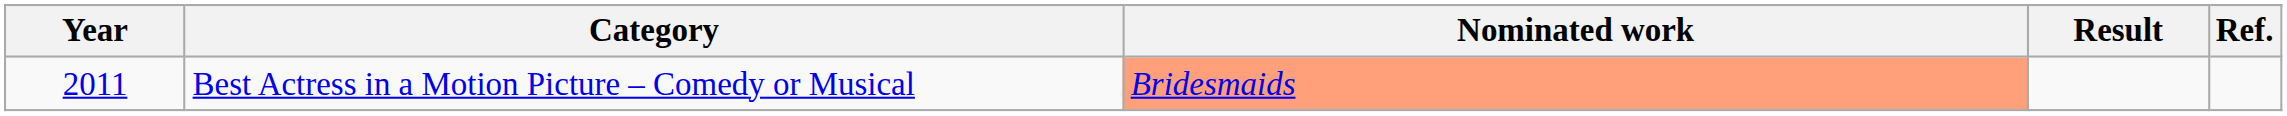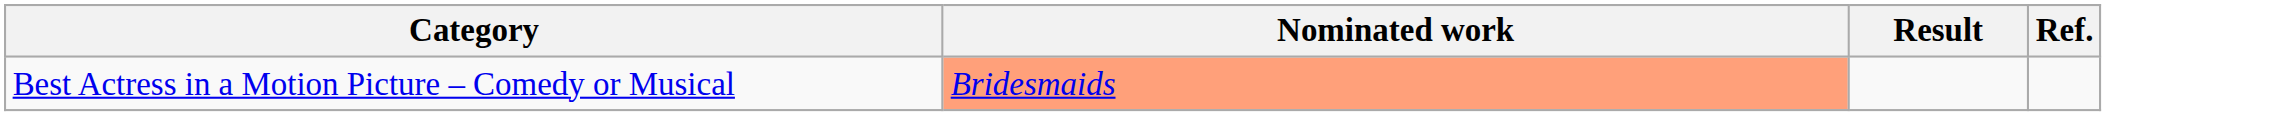- column: (95, 30)
